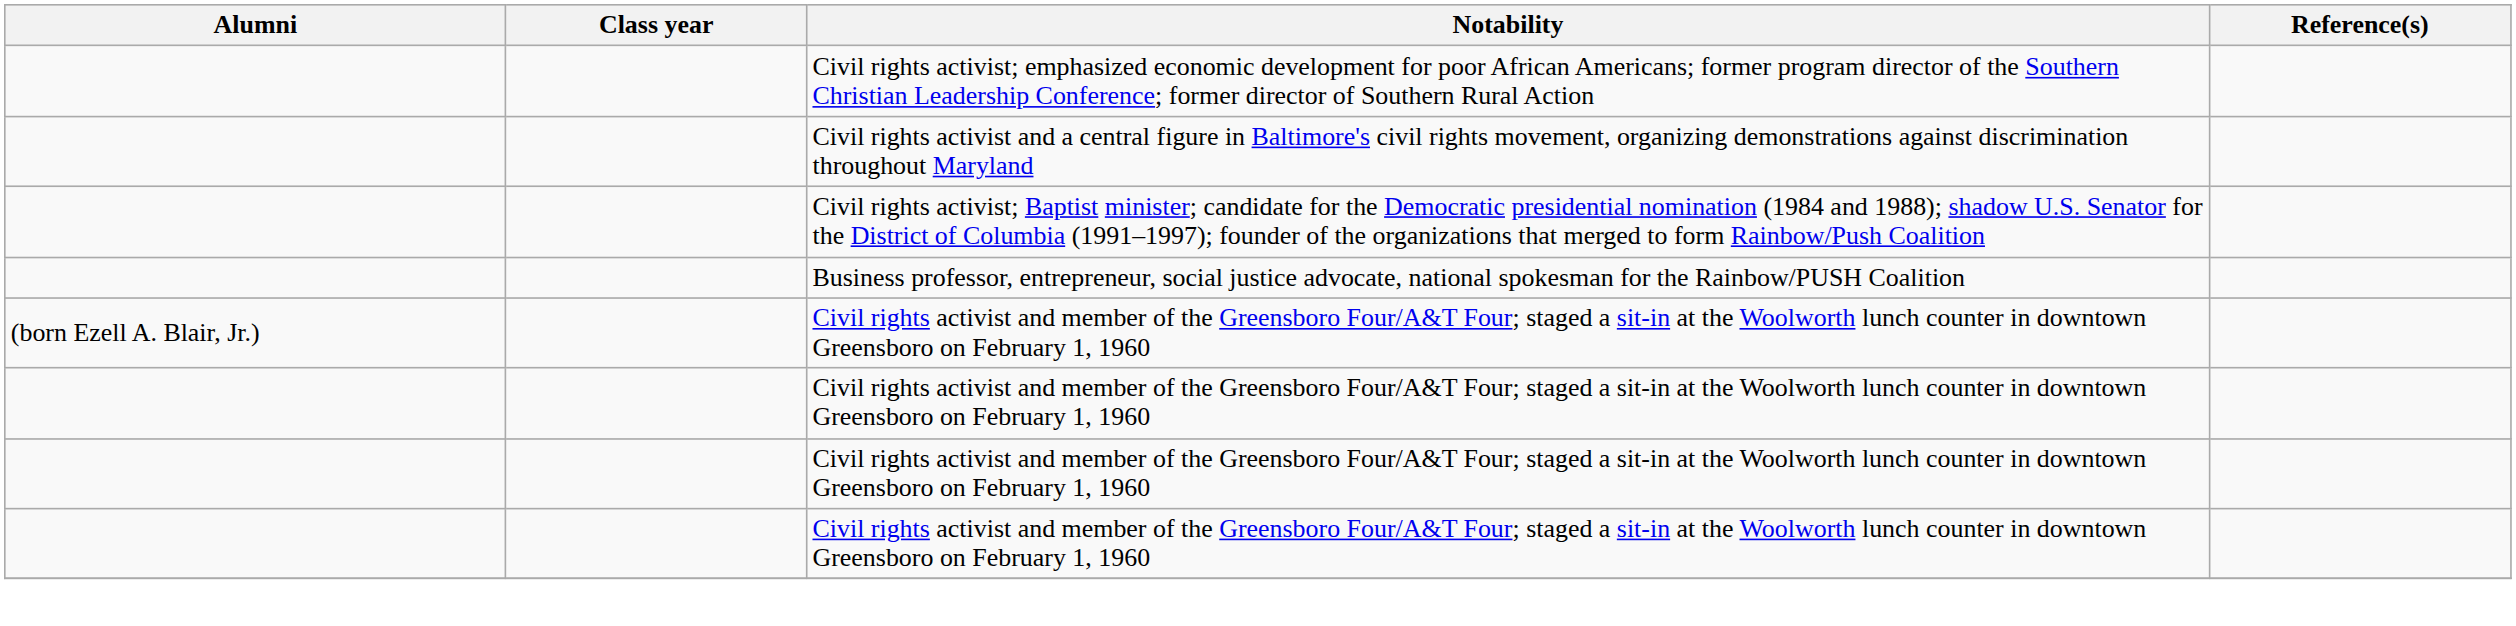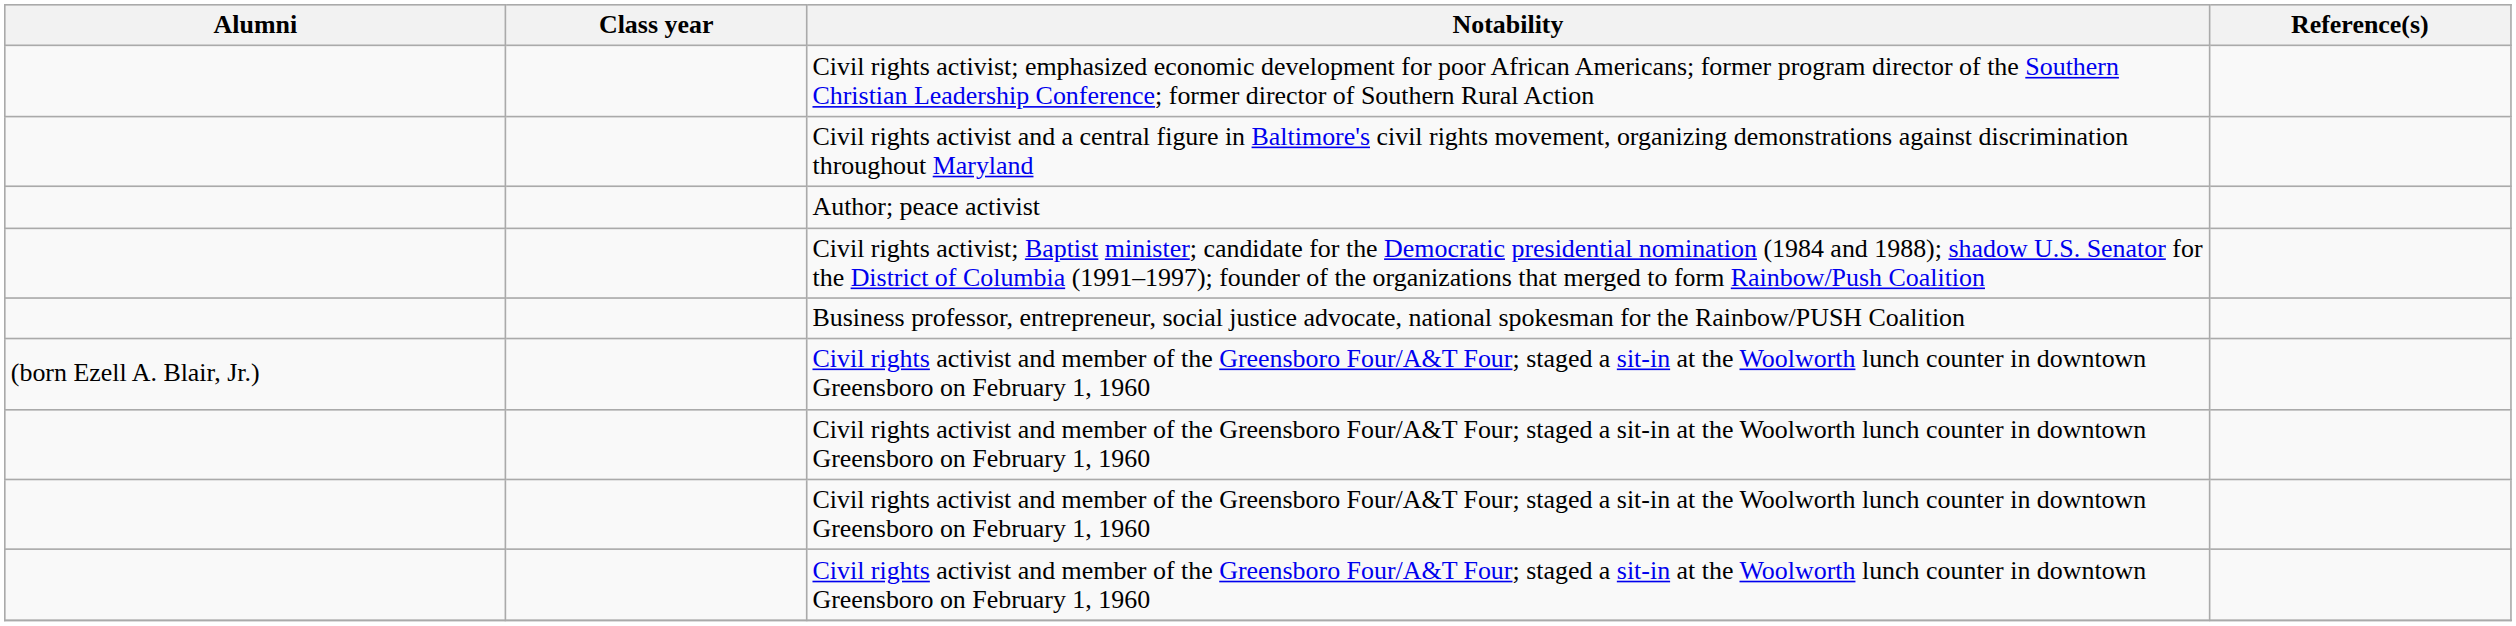+ row: (255, 207)
